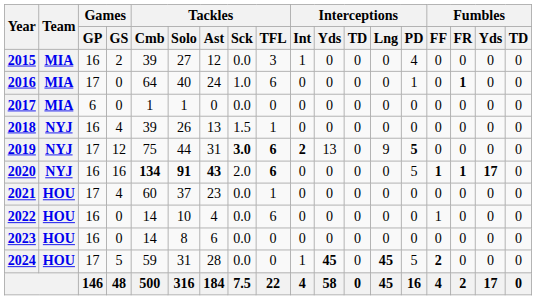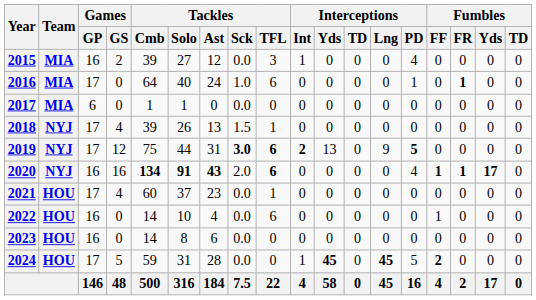(93, 127) 16 -> (93, 127) 17
(414, 171) 5 -> (414, 171) 4
